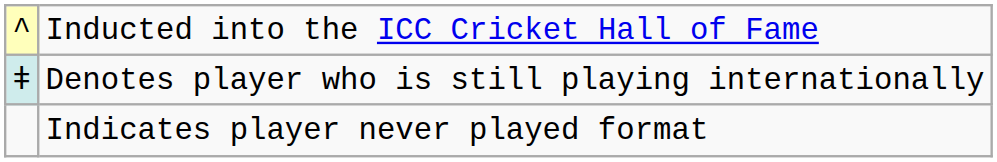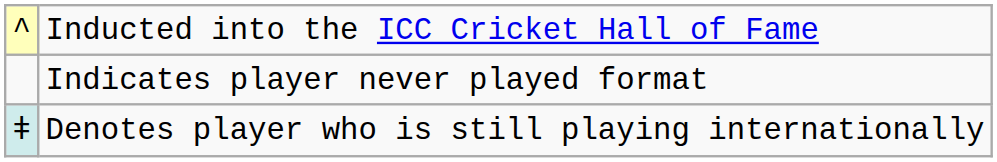rows swapped: (515, 80) <-> (377, 130)
